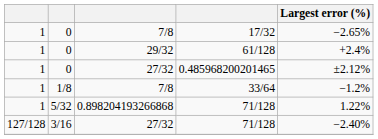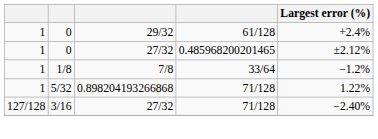- row: (69, 32)
